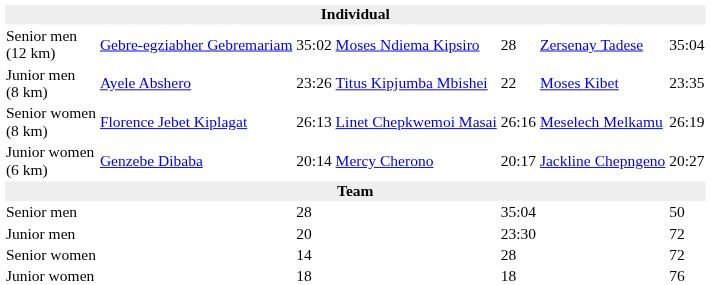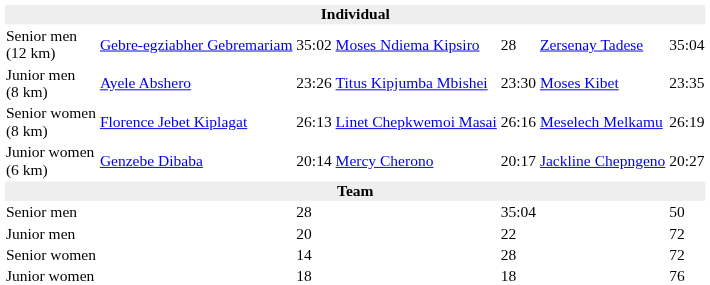(508, 83) 22 -> (518, 83) 23:30
(518, 233) 23:30 -> (508, 233) 22
